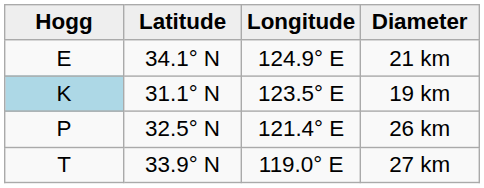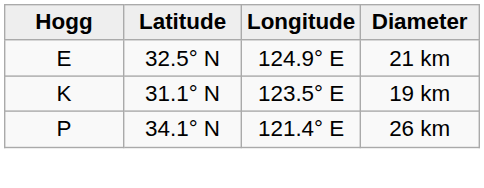(183, 57) 34.1° N -> (183, 57) 32.5° N
(64, 93) lightblue background -> (64, 93) no background
(183, 128) 32.5° N -> (183, 128) 34.1° N
- row: (420, 164)
